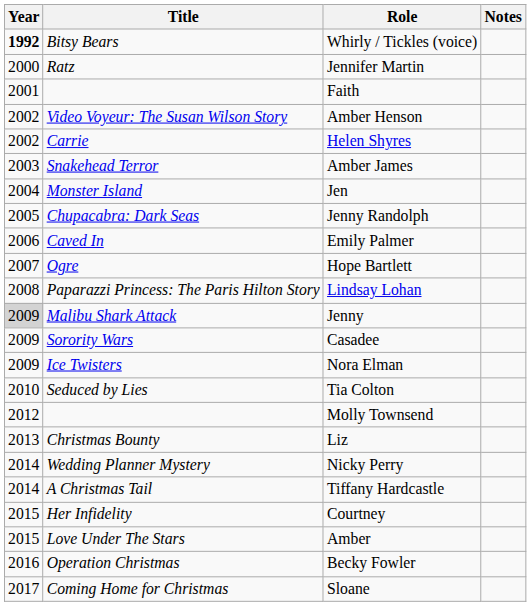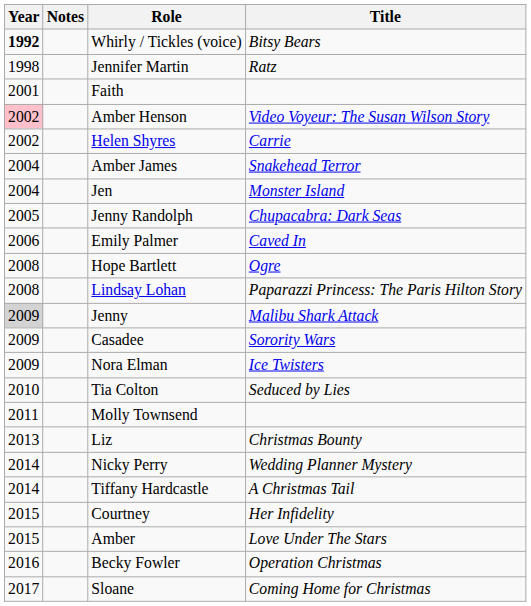columns swapped: (183, 16) <-> (503, 16)
(24, 66) 2000 -> (24, 66) 1998
(24, 116) no background -> (24, 116) pink background
(24, 166) 2003 -> (24, 166) 2004
(24, 265) 2007 -> (24, 265) 2008
(24, 414) 2012 -> (23, 414) 2011
